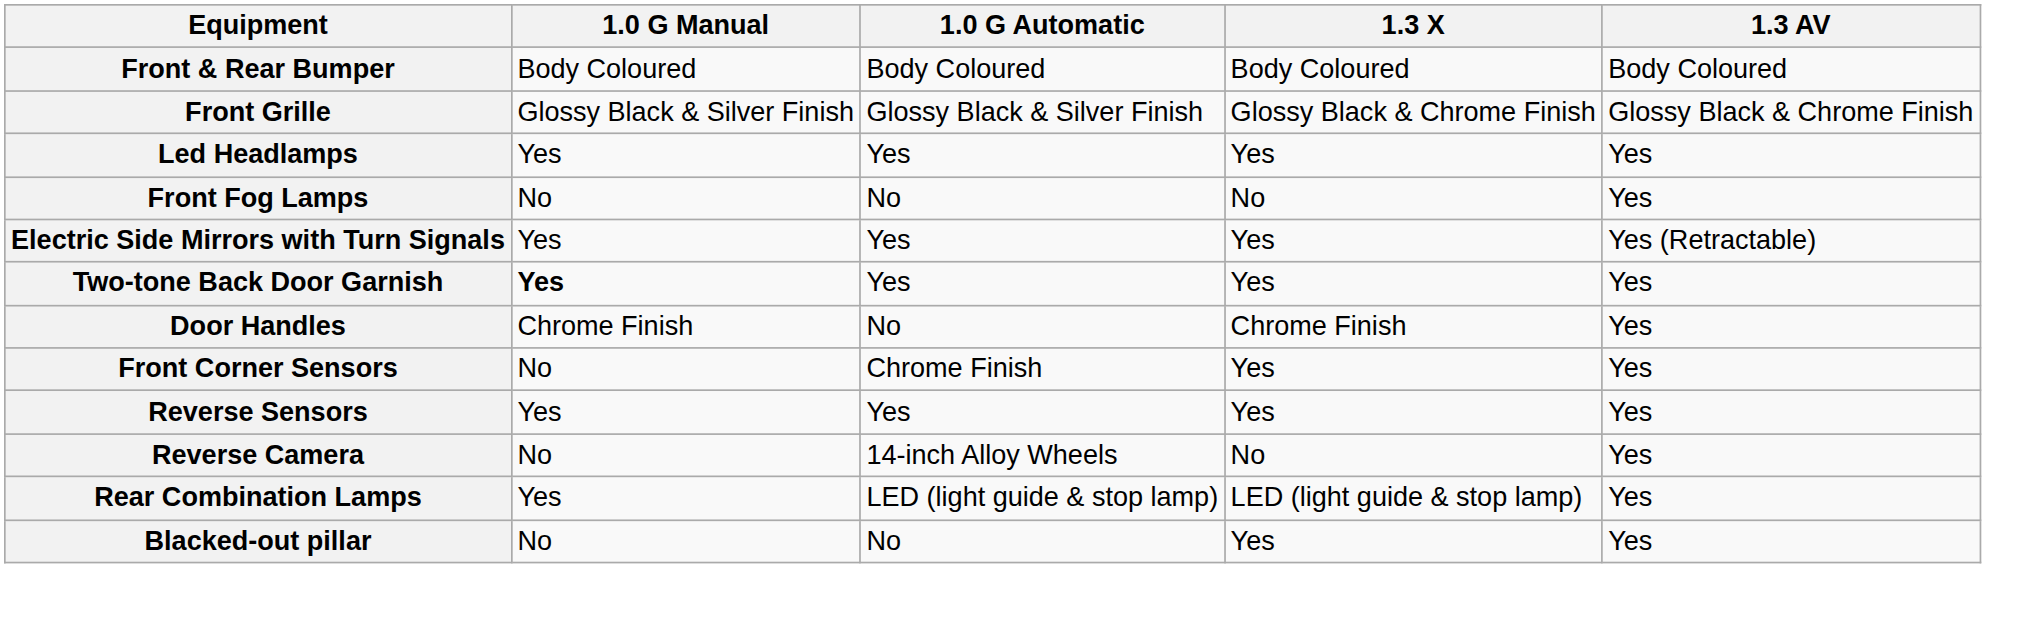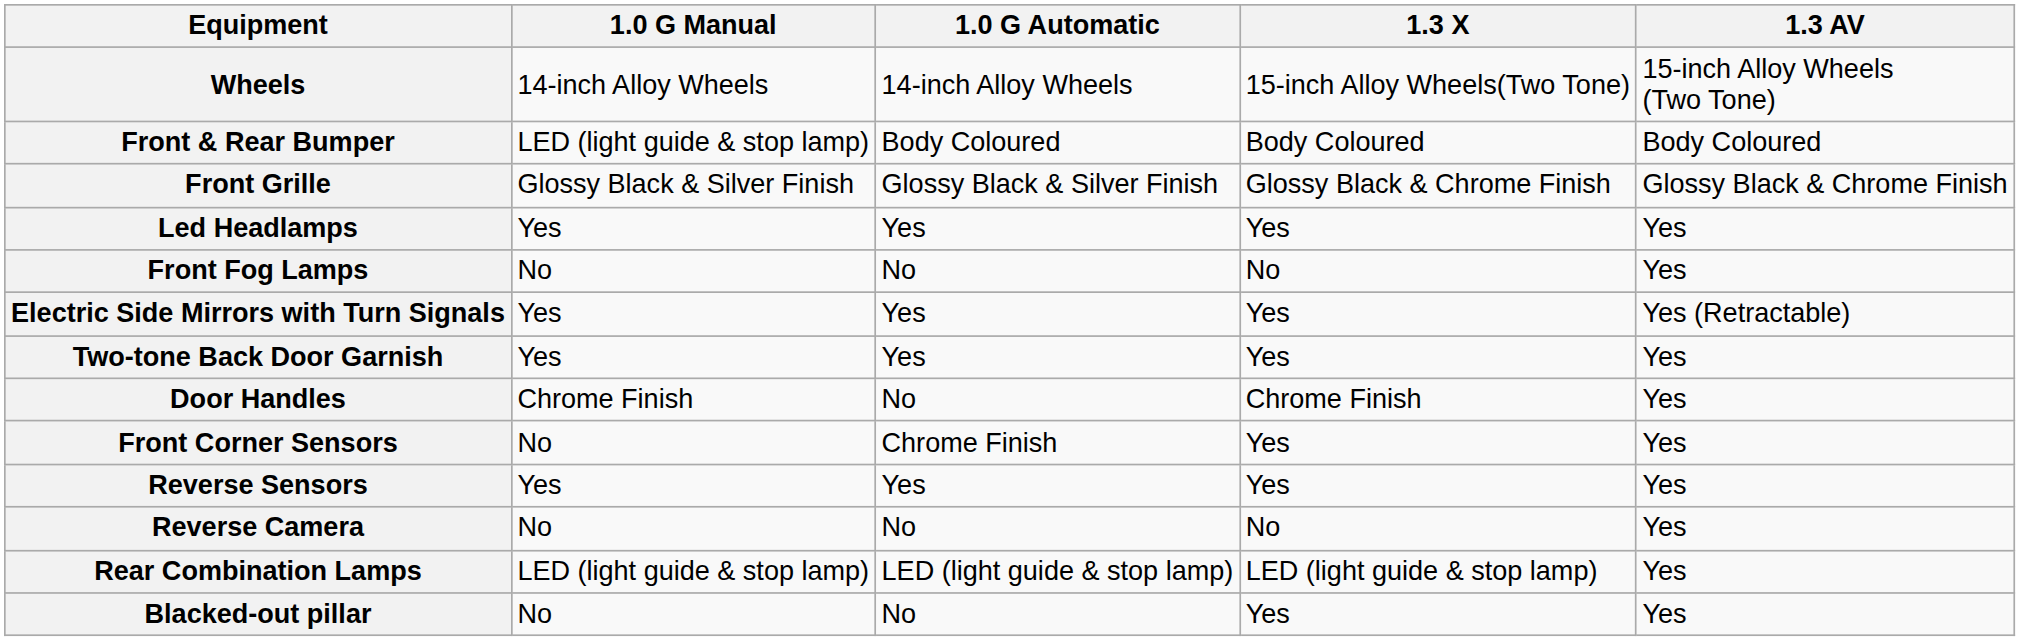+ row: (258, 84)
(607, 68) Body Coloured -> (693, 142) LED (light guide & stop lamp)
(541, 283) bold -> (539, 356) normal
(992, 454) 14-inch Alloy Wheels -> (899, 528) No
(539, 497) Yes -> (693, 570) LED (light guide & stop lamp)
